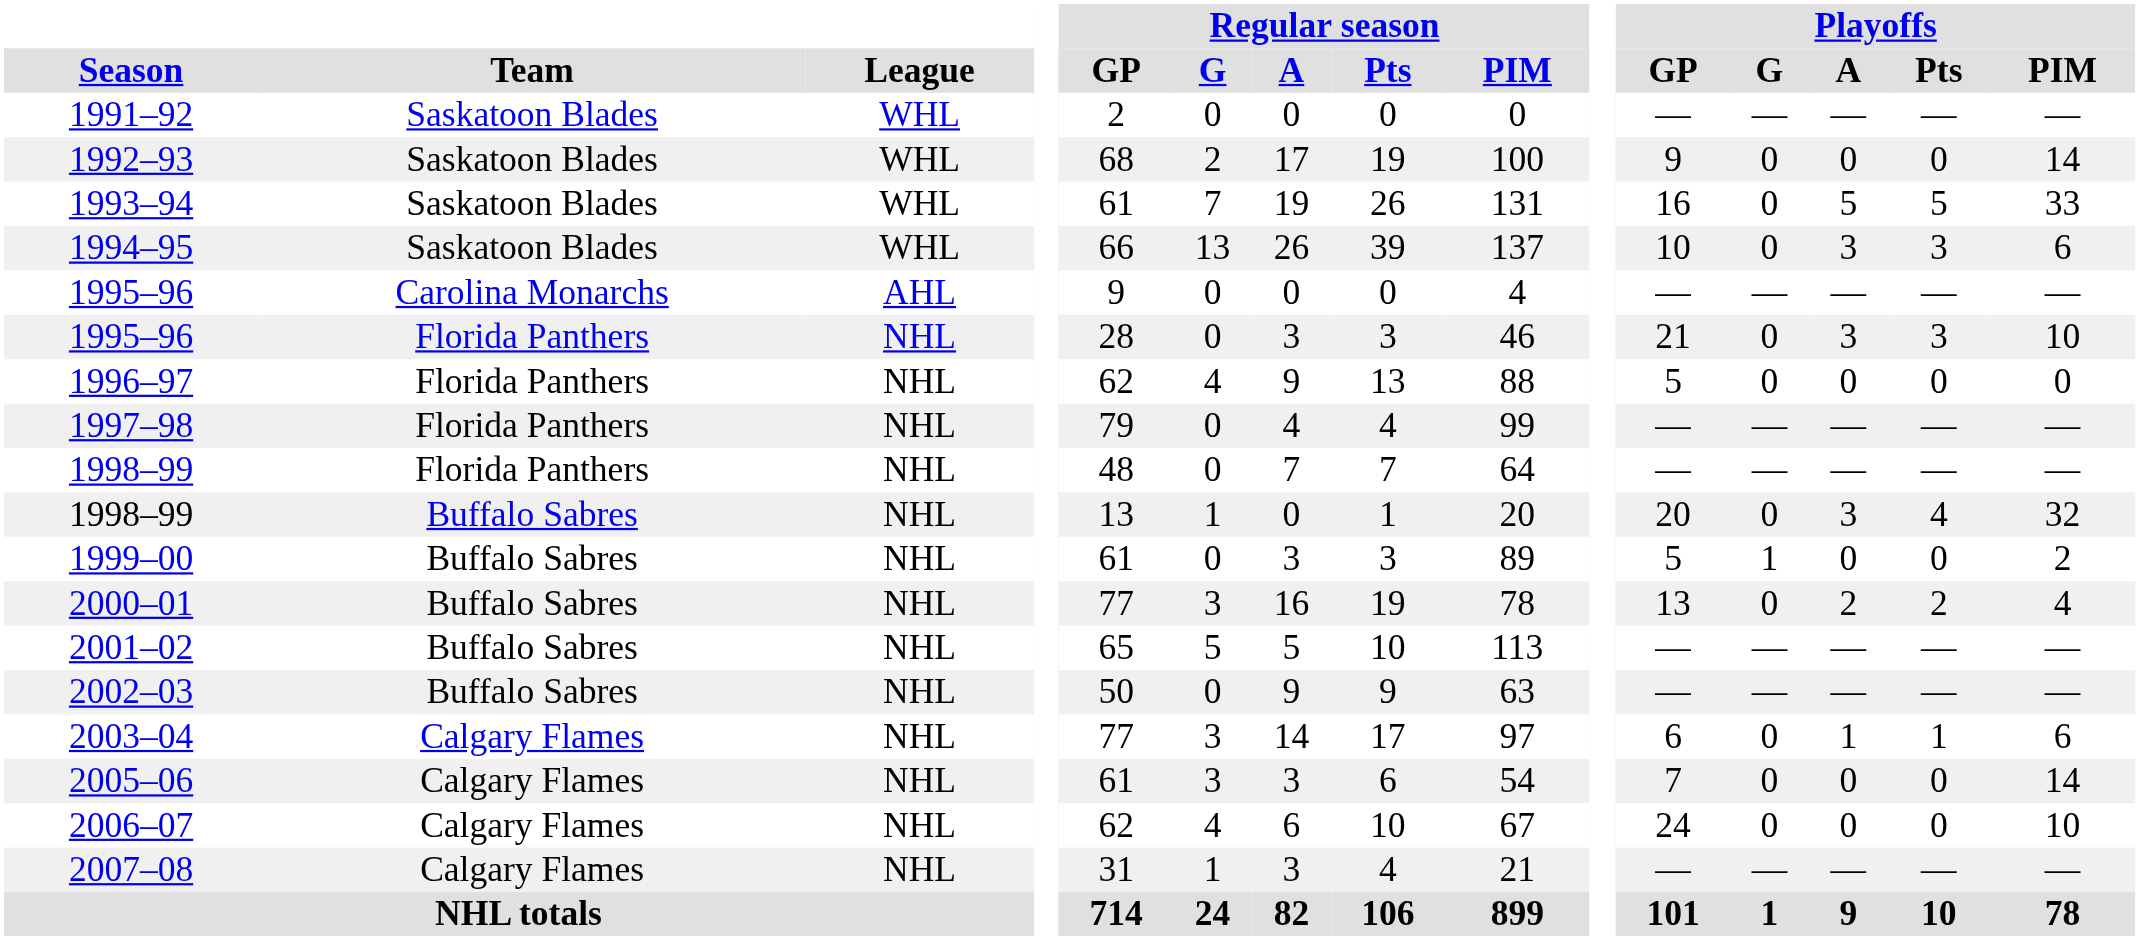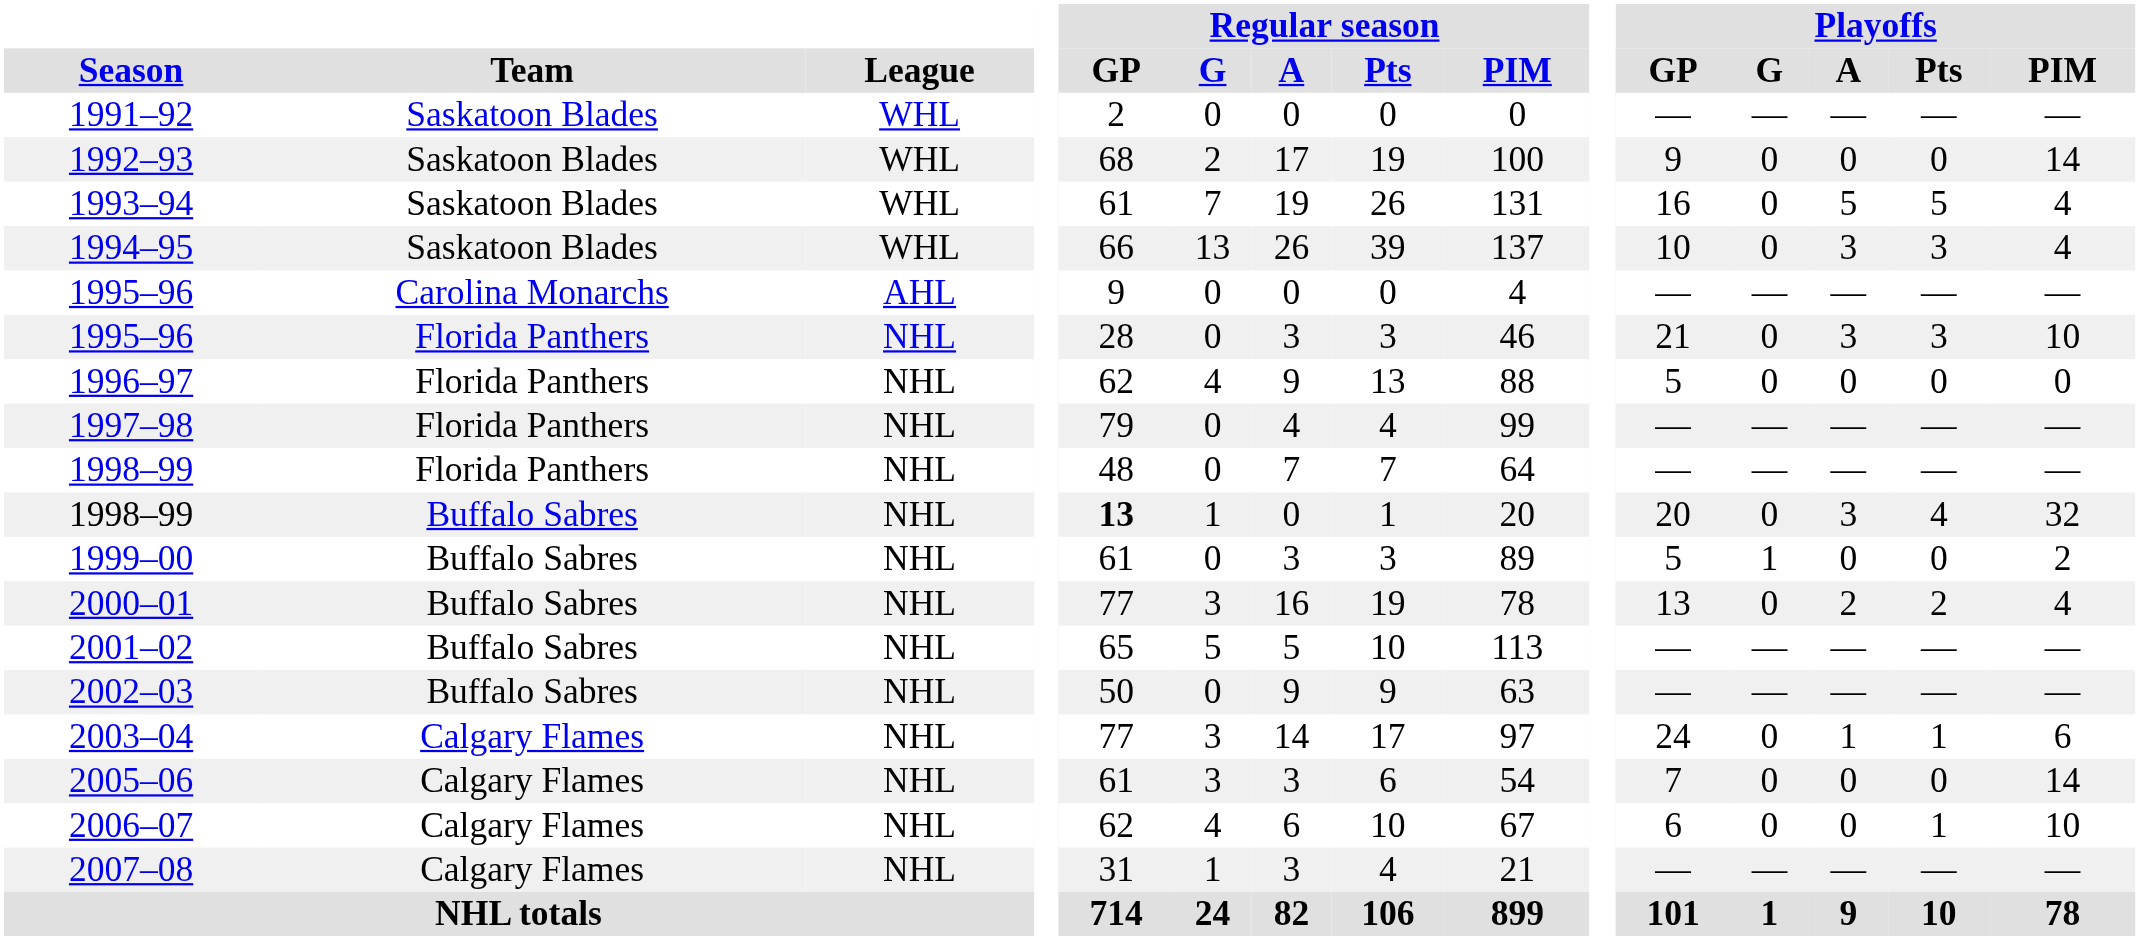(2063, 203) 33 -> (2063, 203) 4
(2063, 247) 6 -> (2063, 247) 4
(1116, 513) normal -> (1116, 513) bold
(1673, 735) 6 -> (1673, 735) 24
(1673, 824) 24 -> (1673, 824) 6
(1939, 824) 0 -> (1939, 824) 1
